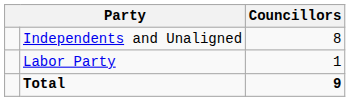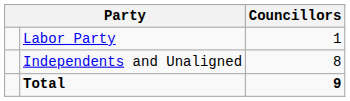rows swapped: (133, 39) <-> (69, 62)
